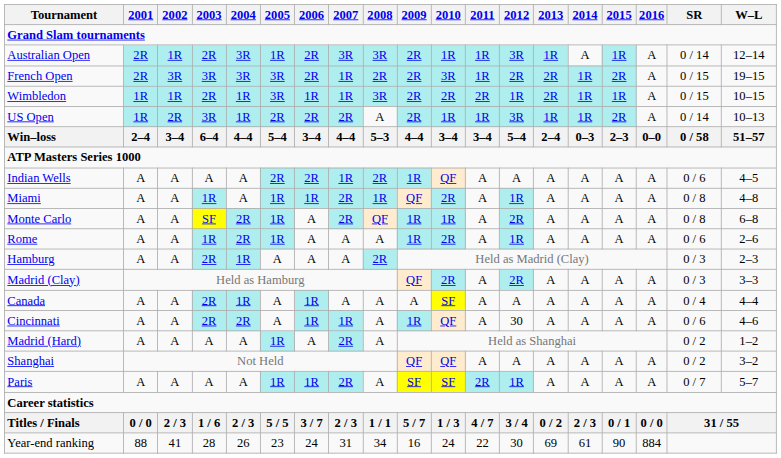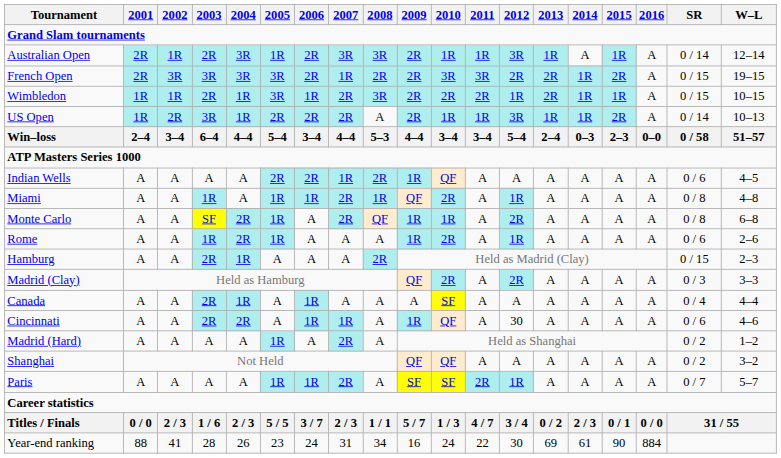(482, 75) 1R -> (482, 75) 3R
(346, 95) 1R -> (346, 95) 2R
(694, 259) 0 / 3 -> (694, 259) 0 / 15
